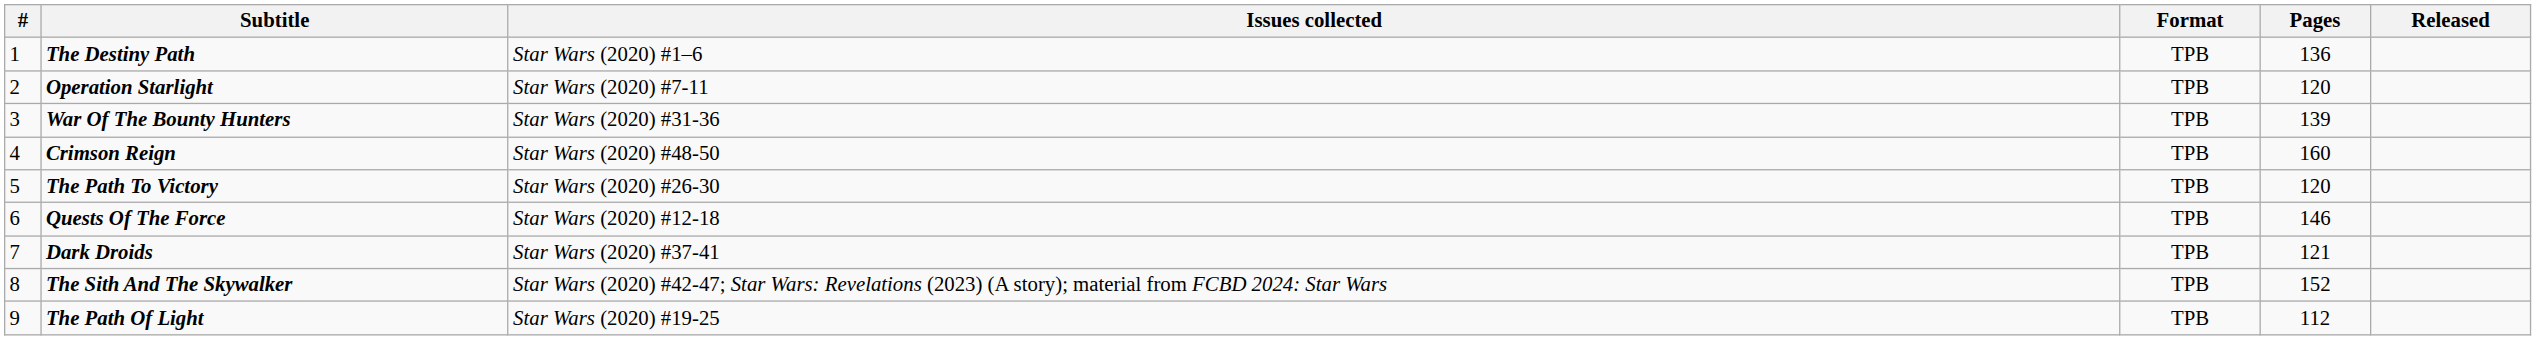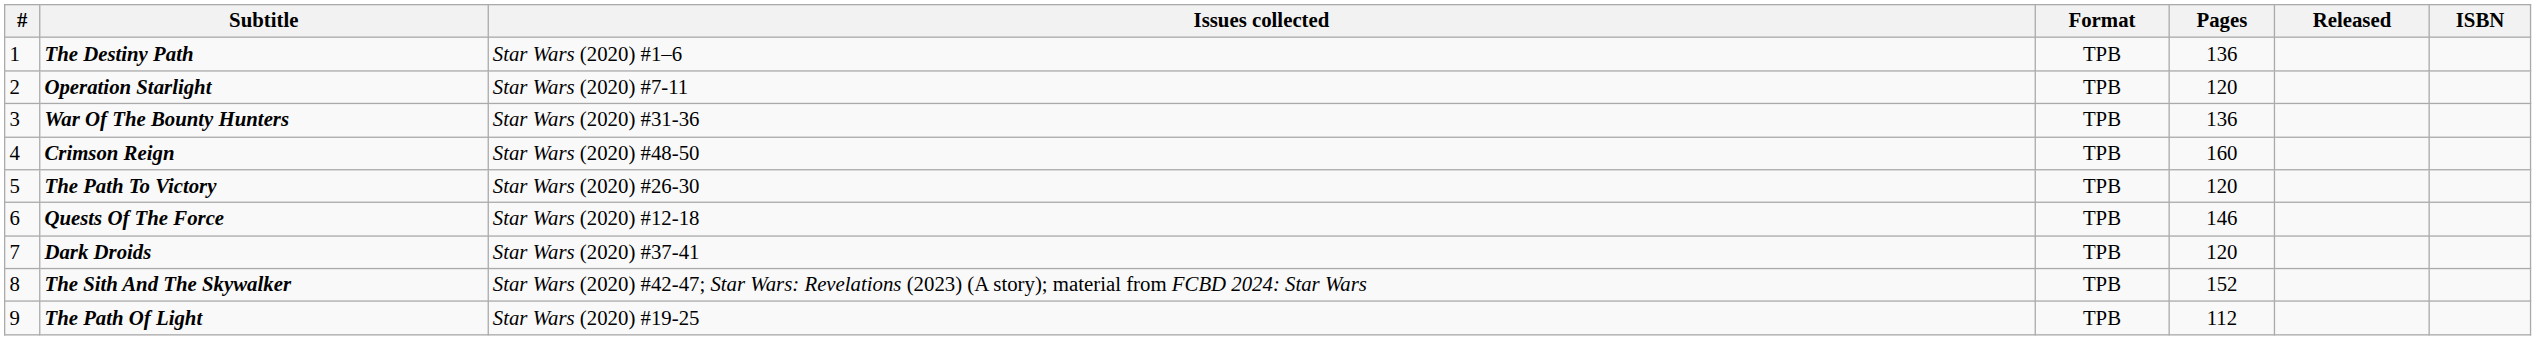+ column: (2480, 20)
(2315, 119) 139 -> (2222, 119) 136
(2315, 251) 121 -> (2222, 251) 120
